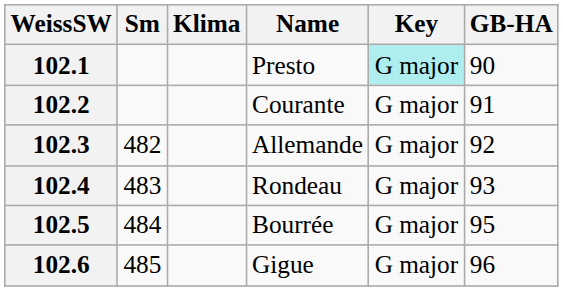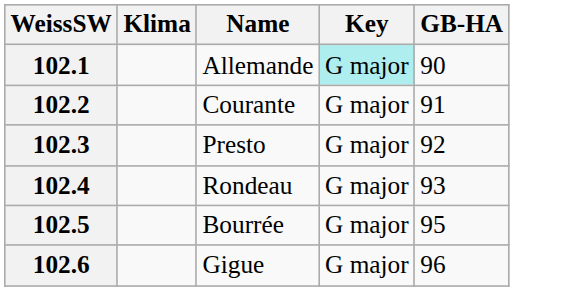- column: (142, 24)
(284, 64) Presto -> (258, 64) Allemande
(308, 144) Allemande -> (234, 144) Presto
